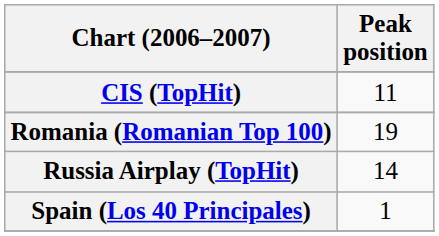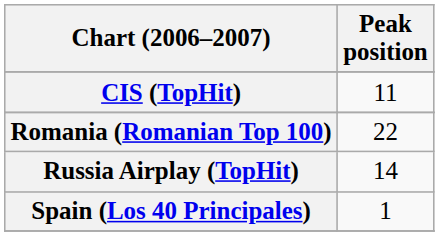(385, 131) 19 -> (385, 131) 22
